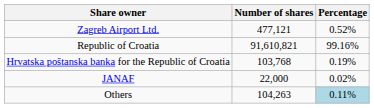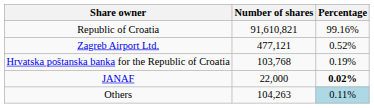rows swapped: (118, 45) <-> (118, 29)
(343, 78) normal -> (343, 78) bold
